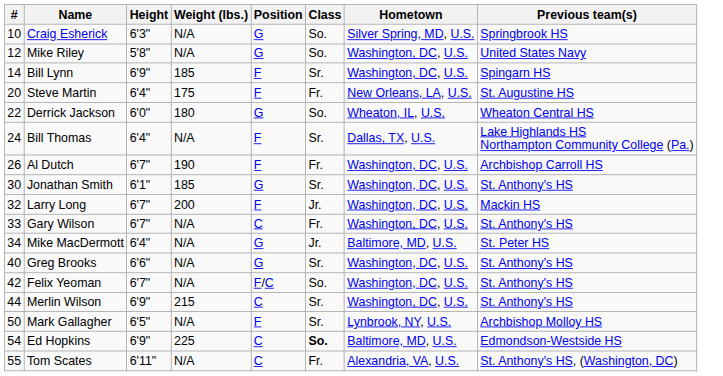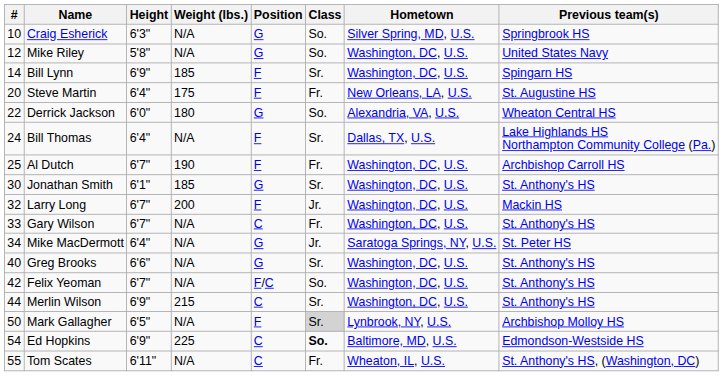(396, 112) Wheaton, IL, U.S. -> (403, 112) Alexandria, VA, U.S.
(14, 165) 26 -> (14, 165) 25
(402, 244) Baltimore, MD, U.S. -> (422, 244) Saratoga Springs, NY, U.S.
(316, 322) no background -> (316, 322) lightgrey background
(403, 361) Alexandria, VA, U.S. -> (396, 361) Wheaton, IL, U.S.
